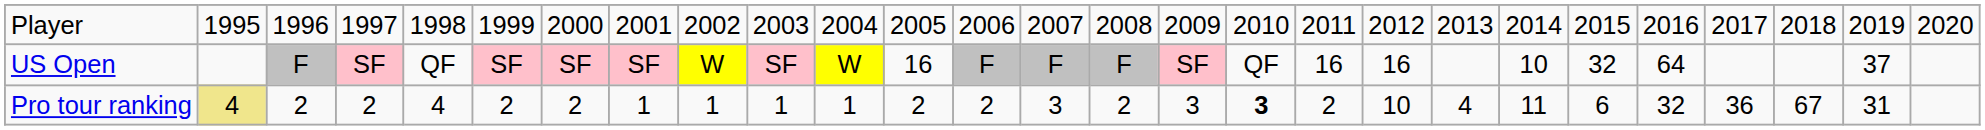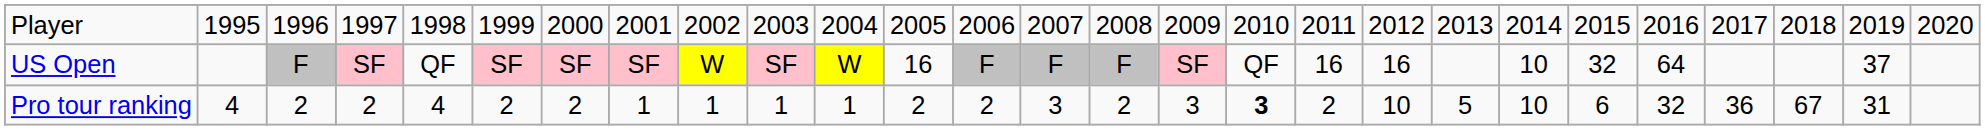(232, 105) khaki background -> (232, 105) no background
(1465, 105) 4 -> (1465, 105) 5
(1534, 105) 11 -> (1534, 105) 10
